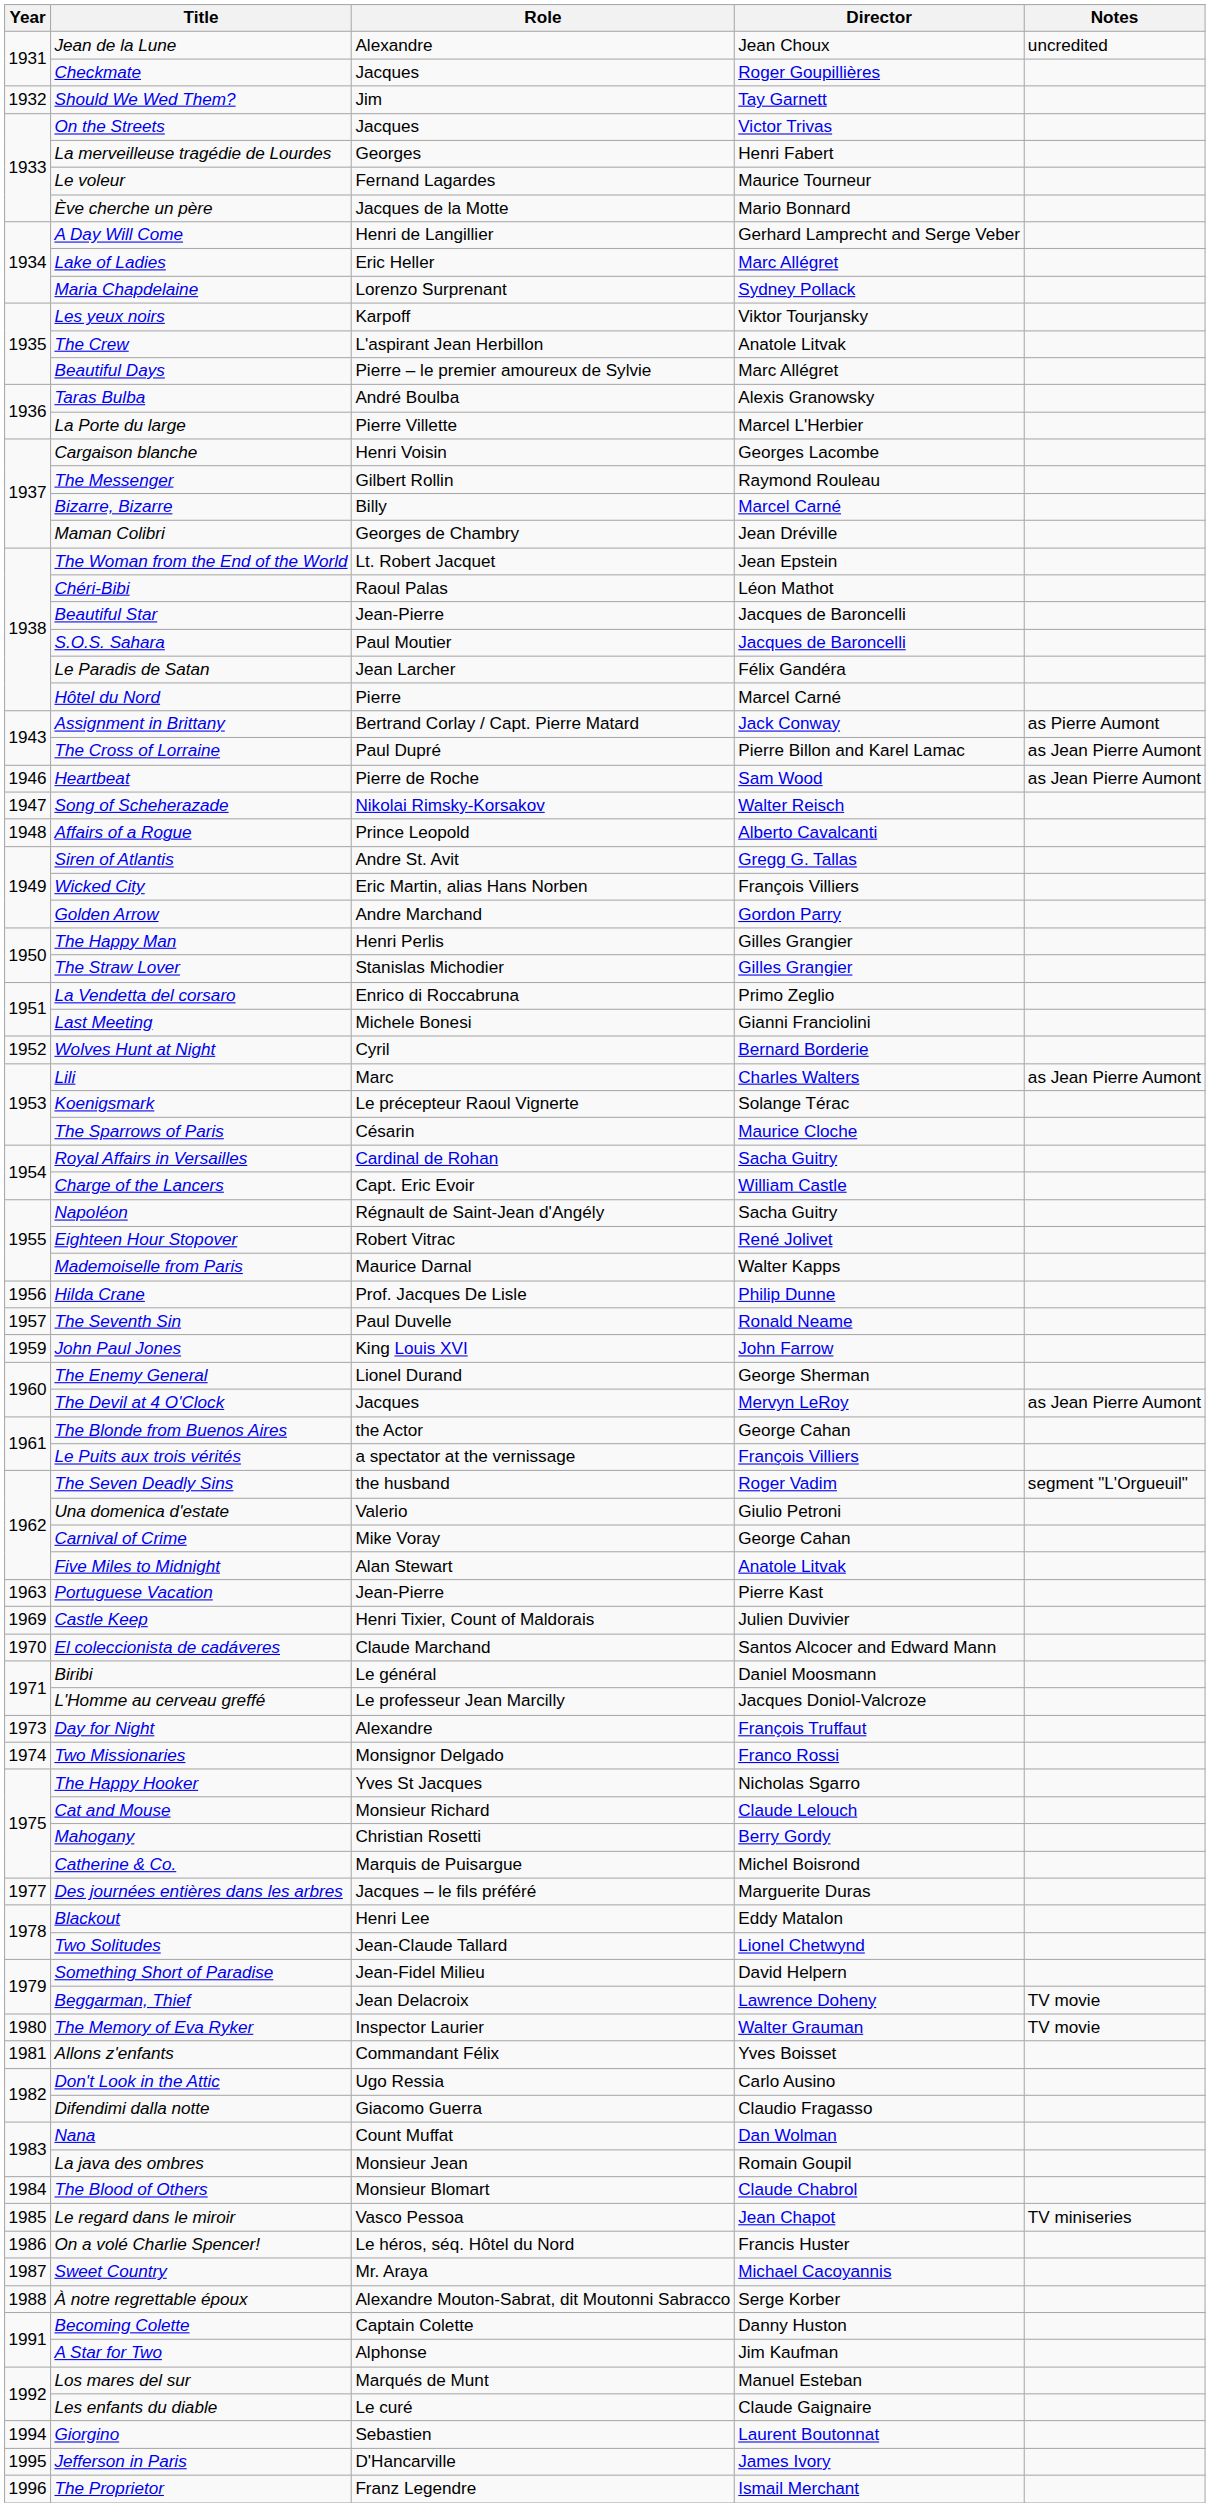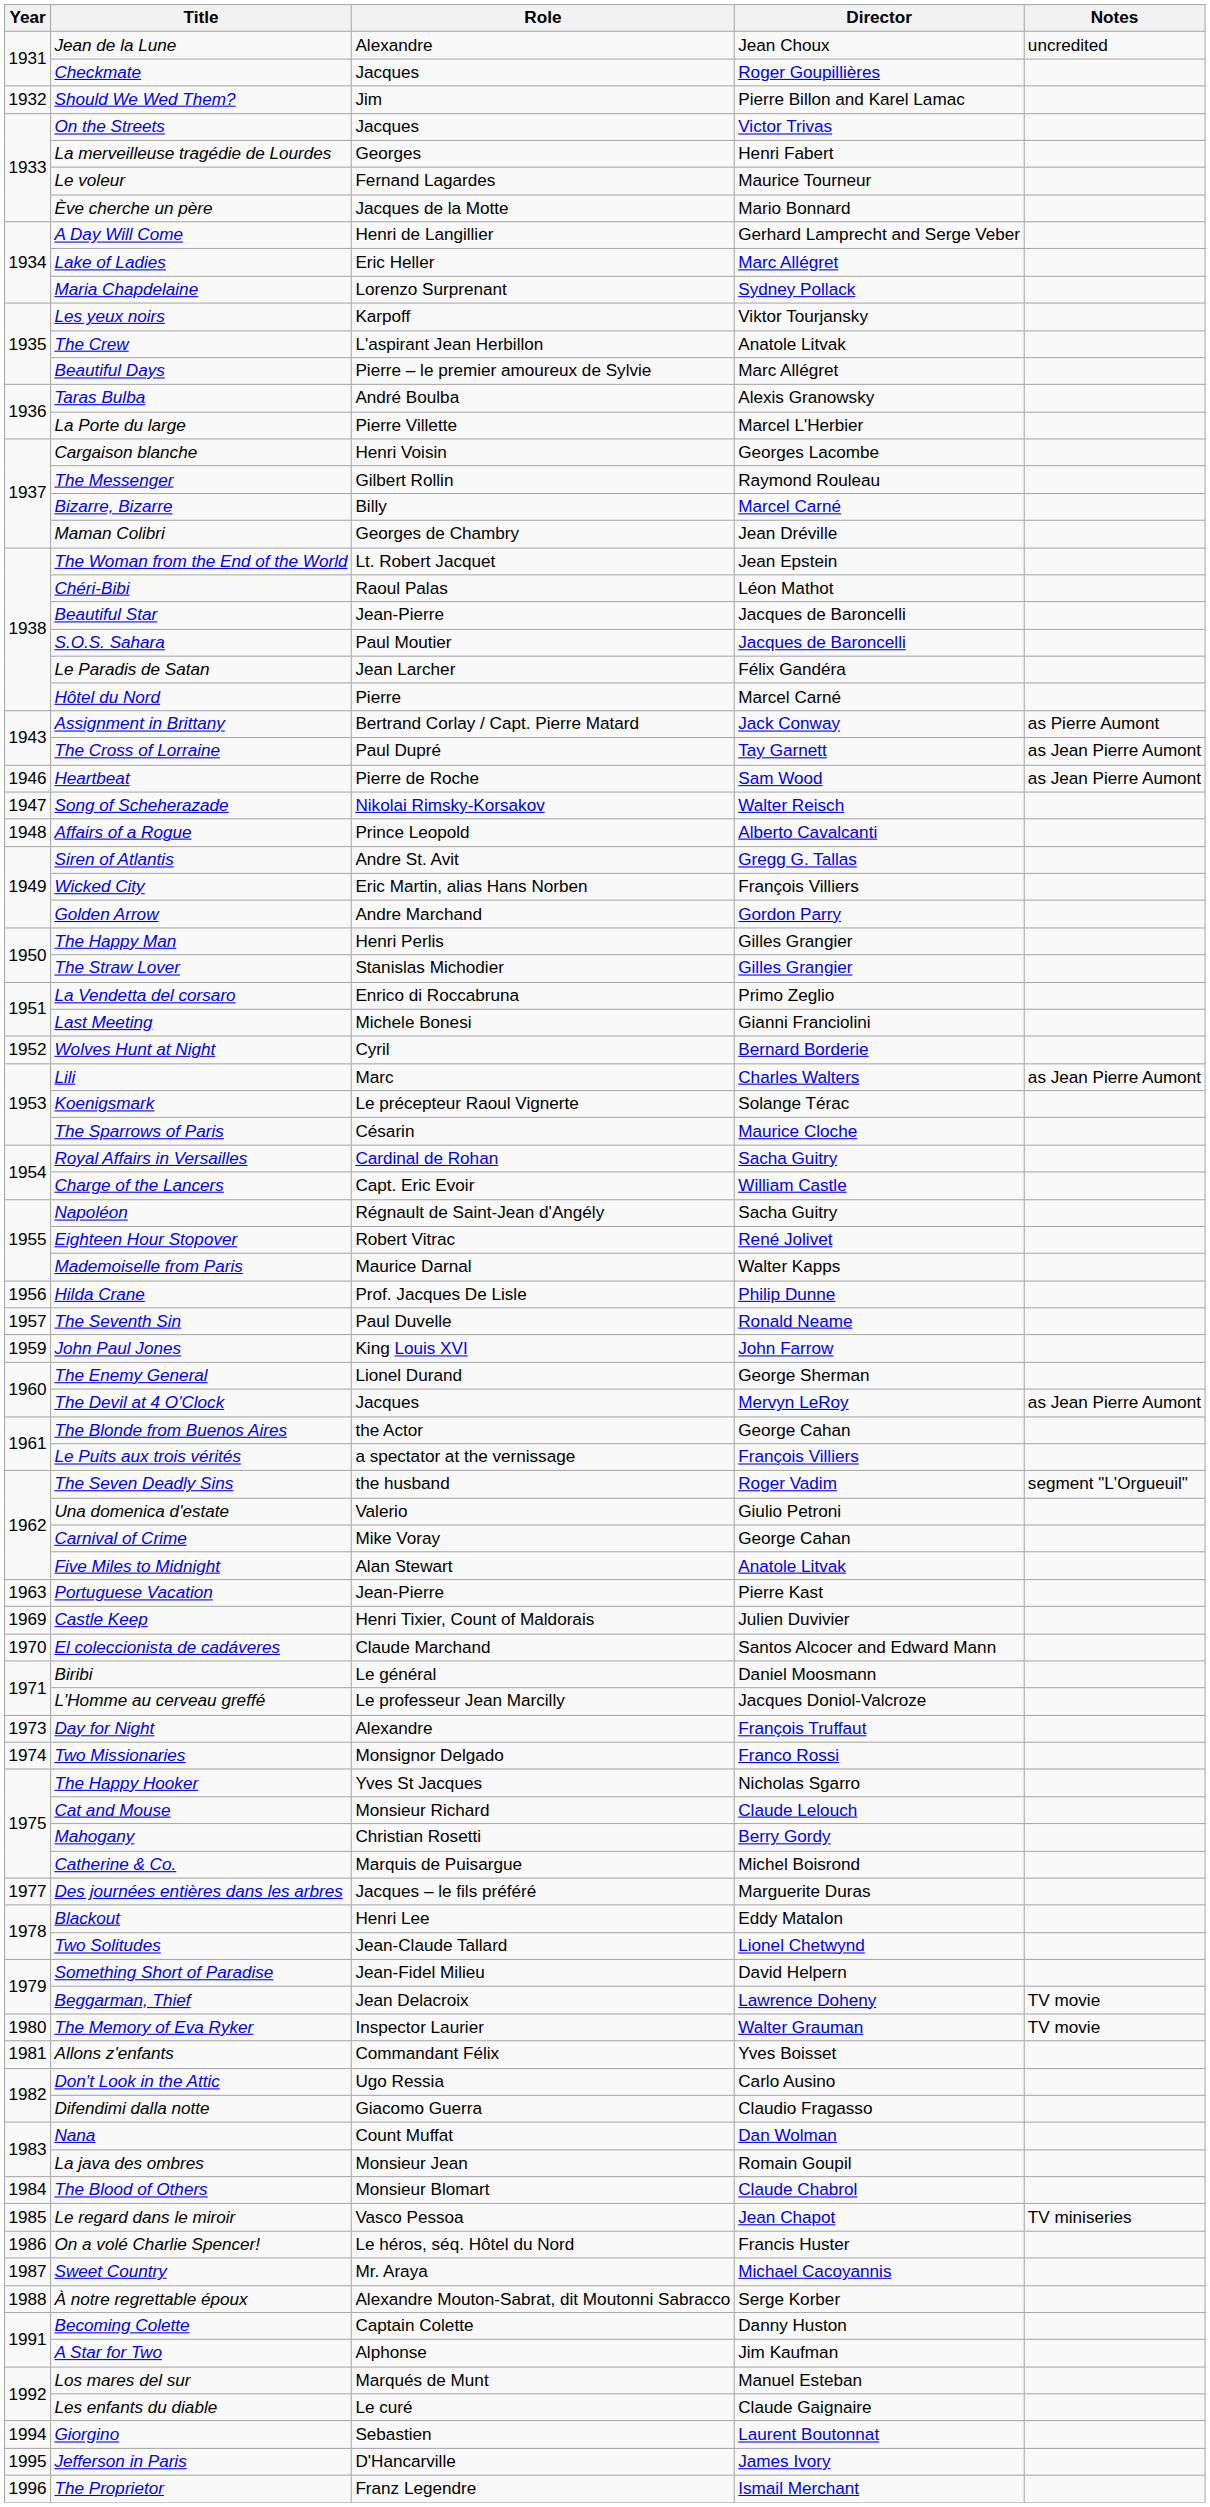(783, 99) Tay Garnett -> (851, 99) Pierre Billon and Karel Lamac
(851, 751) Pierre Billon and Karel Lamac -> (783, 751) Tay Garnett
